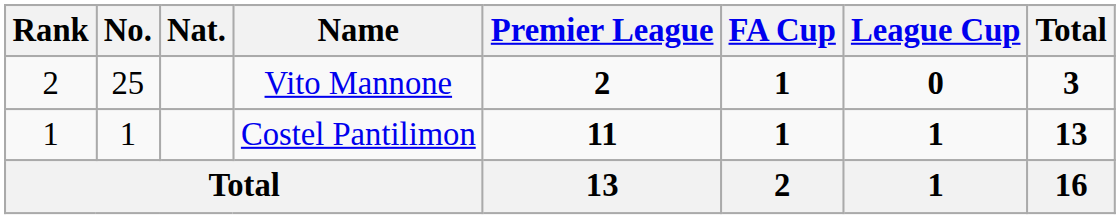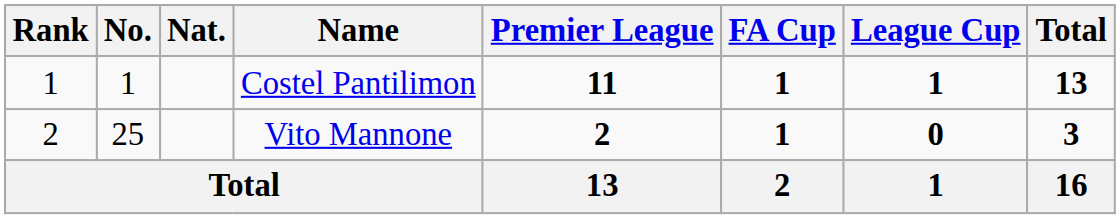rows swapped: (358, 133) <-> (358, 82)
